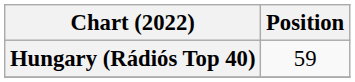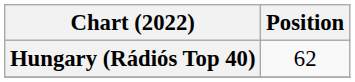(305, 58) 59 -> (305, 58) 62
